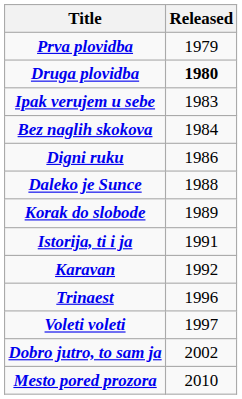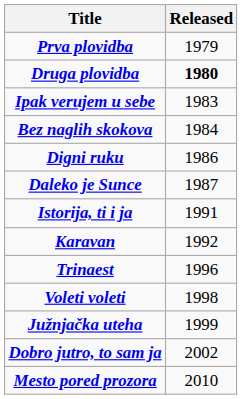(201, 185) 1988 -> (201, 185) 1987
- row: (85, 213)
(201, 324) 1997 -> (201, 296) 1998
+ row: (85, 324)
